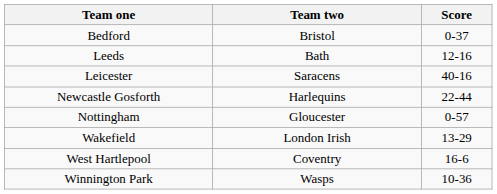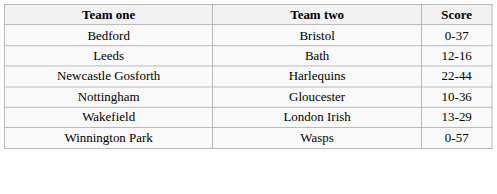- row: (109, 76)
(457, 117) 0-57 -> (457, 96) 10-36
- row: (109, 158)
(457, 179) 10-36 -> (457, 138) 0-57
